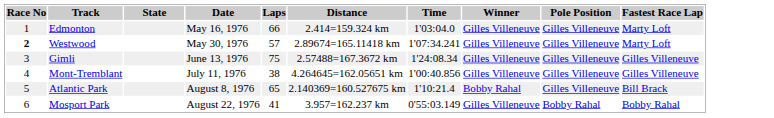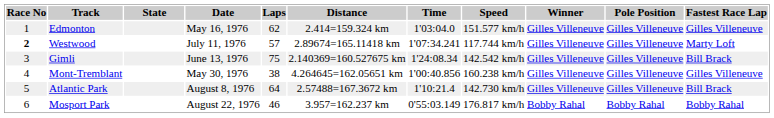+ column: (494, 13)
(274, 28) 66 -> (274, 28) 62
(646, 28) Marty Loft -> (724, 28) Gilles Villeneuve
(217, 43) May 30, 1976 -> (216, 43) July 11, 1976
(347, 58) 2.57488=167.3672 km -> (347, 58) 2.140369=160.527675 km
(660, 58) Gilles Villeneuve -> (709, 58) Bill Brack
(216, 73) July 11, 1976 -> (217, 73) May 30, 1976
(274, 89) 65 -> (274, 89) 64
(347, 89) 2.140369=160.527675 km -> (347, 89) 2.57488=167.3672 km
(492, 89) Bobby Rahal -> (565, 89) Gilles Villeneuve
(274, 104) 41 -> (274, 104) 46
(501, 104) Gilles Villeneuve -> (556, 104) Bobby Rahal
